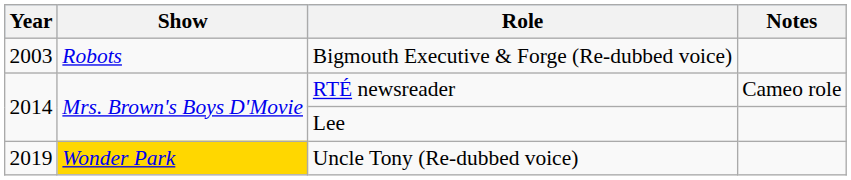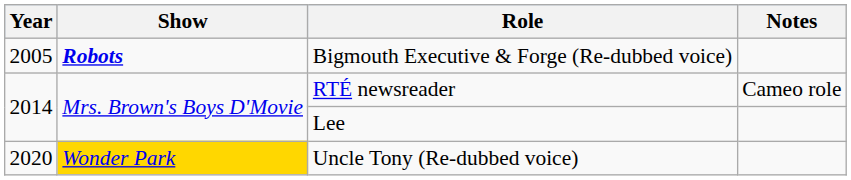(31, 55) 2003 -> (31, 55) 2005
(92, 55) normal -> (93, 55) bold
(31, 157) 2019 -> (31, 157) 2020
